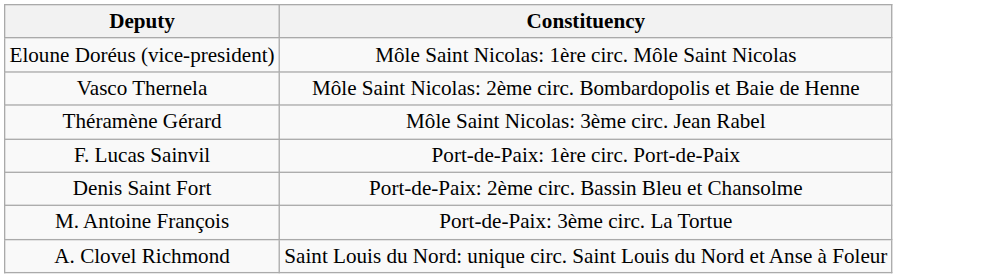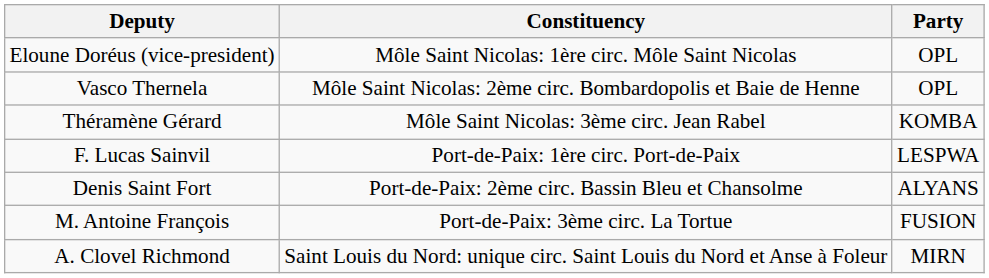+ column: (938, 21)
